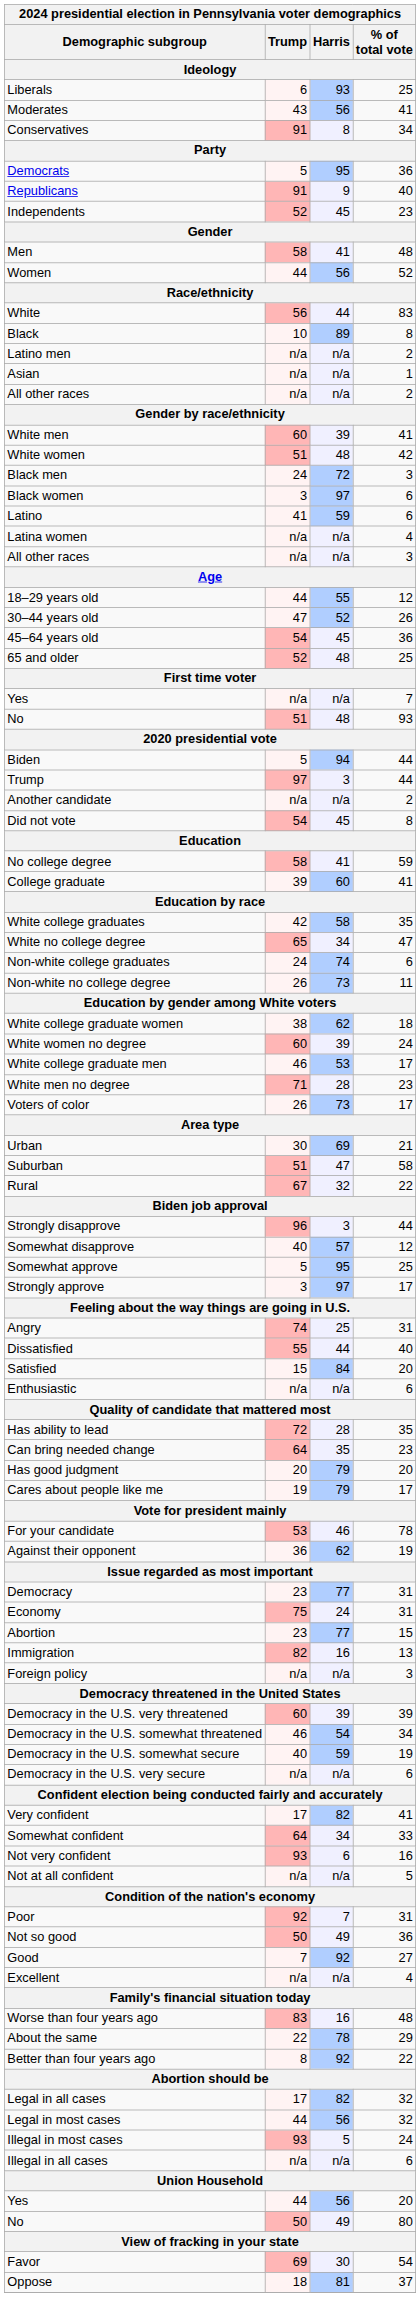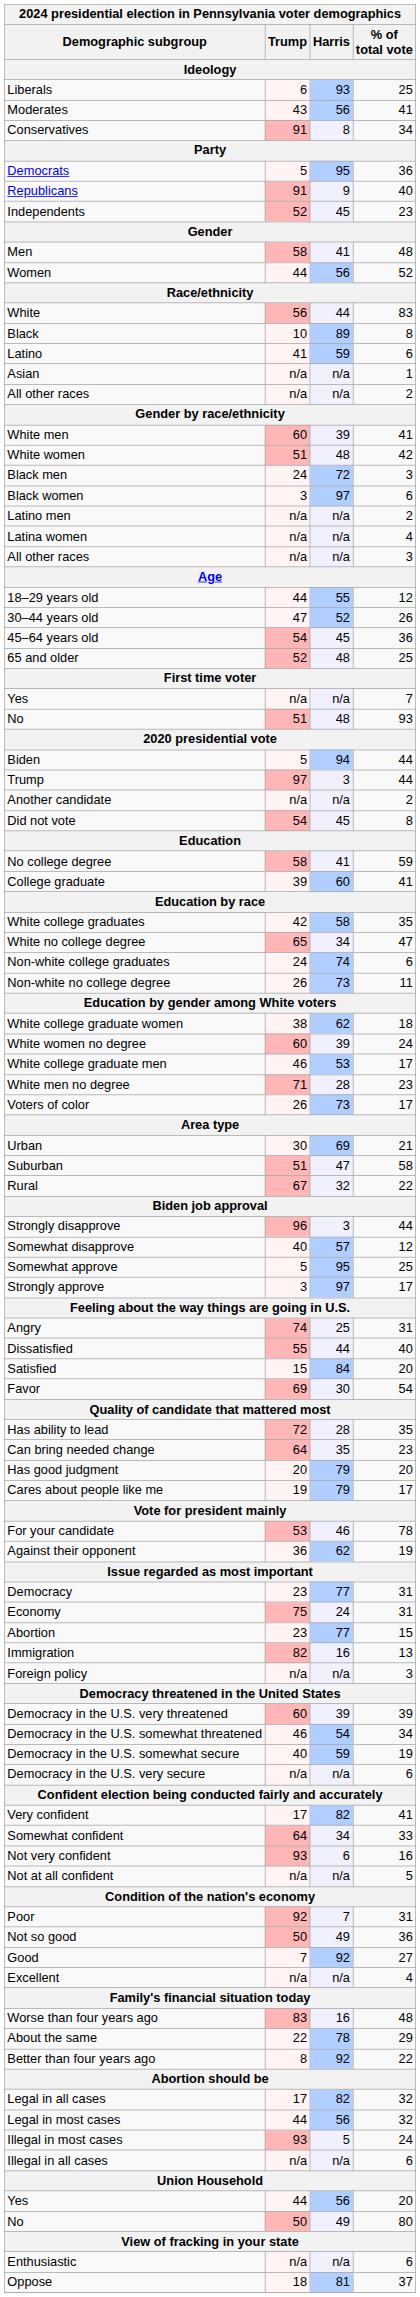rows swapped: (25, 516) <-> (39, 353)
rows swapped: (42, 1389) <-> (24, 2262)
